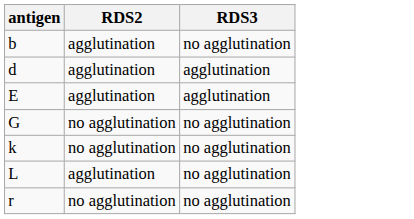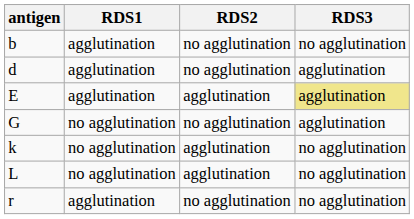+ column: (122, 17)
(112, 43) agglutination -> (237, 43) no agglutination
(112, 69) agglutination -> (237, 69) no agglutination
(227, 95) no background -> (342, 95) khaki background
(237, 122) no agglutination -> (342, 122) agglutination
(122, 148) no agglutination -> (227, 148) agglutination
